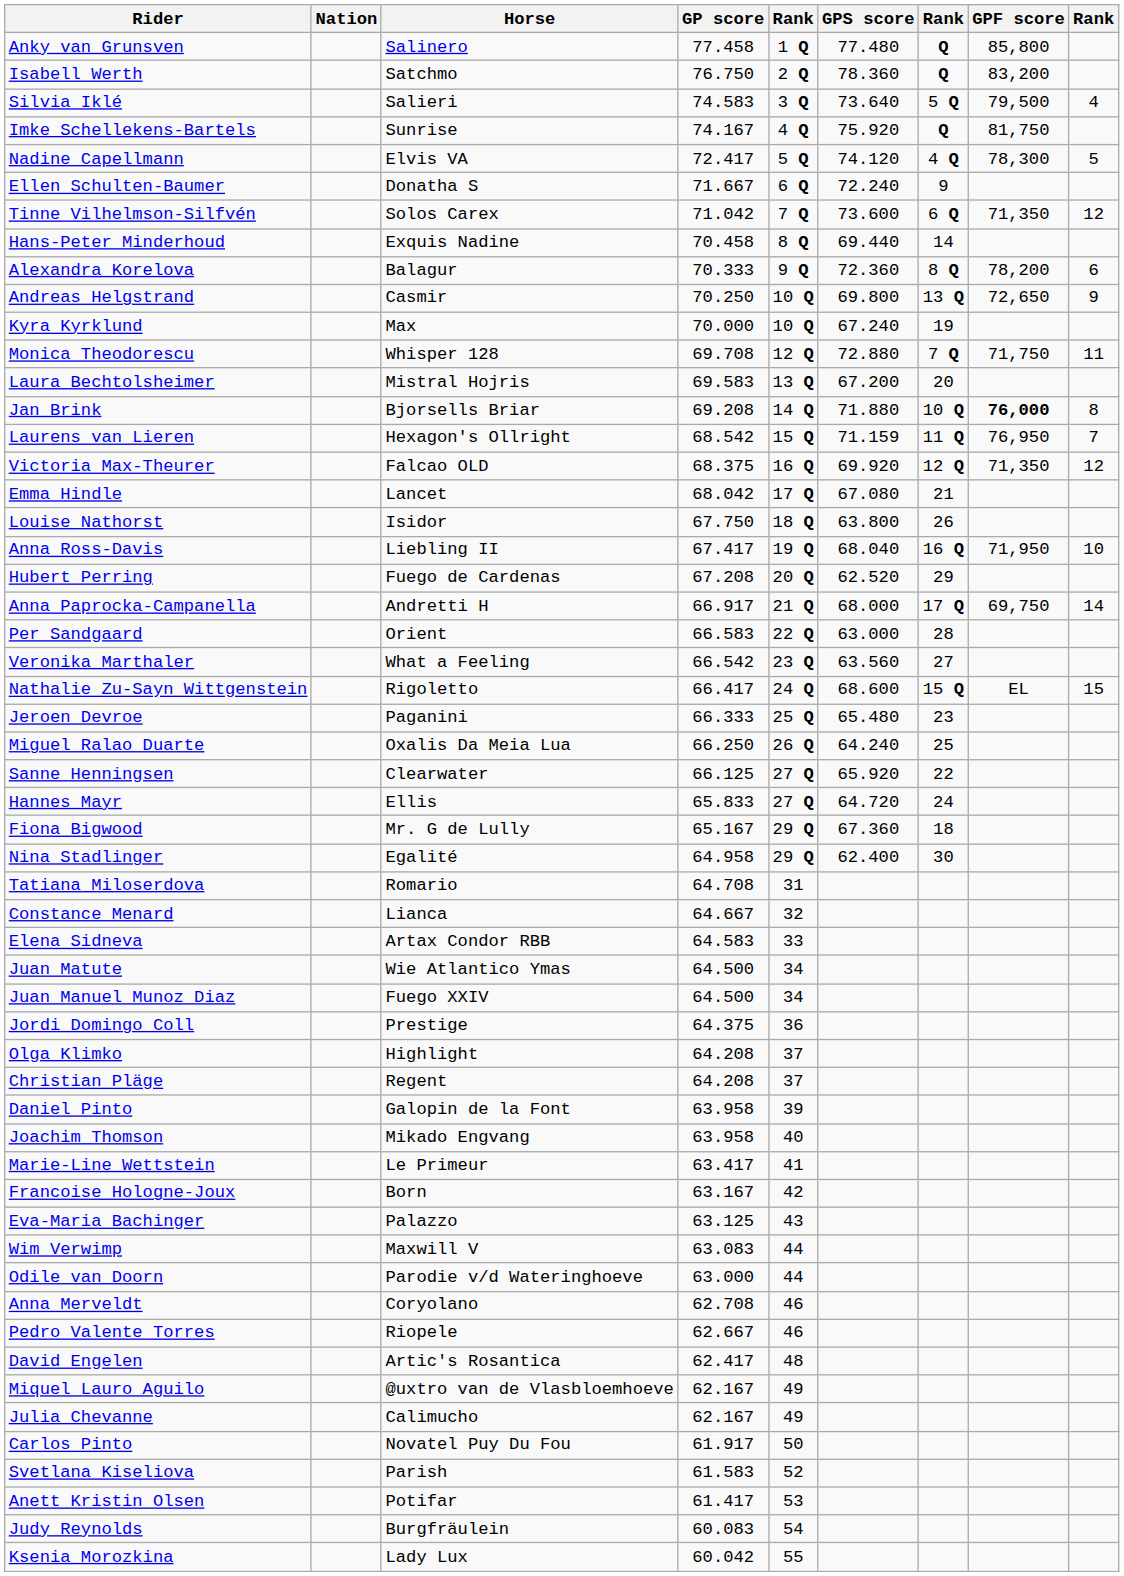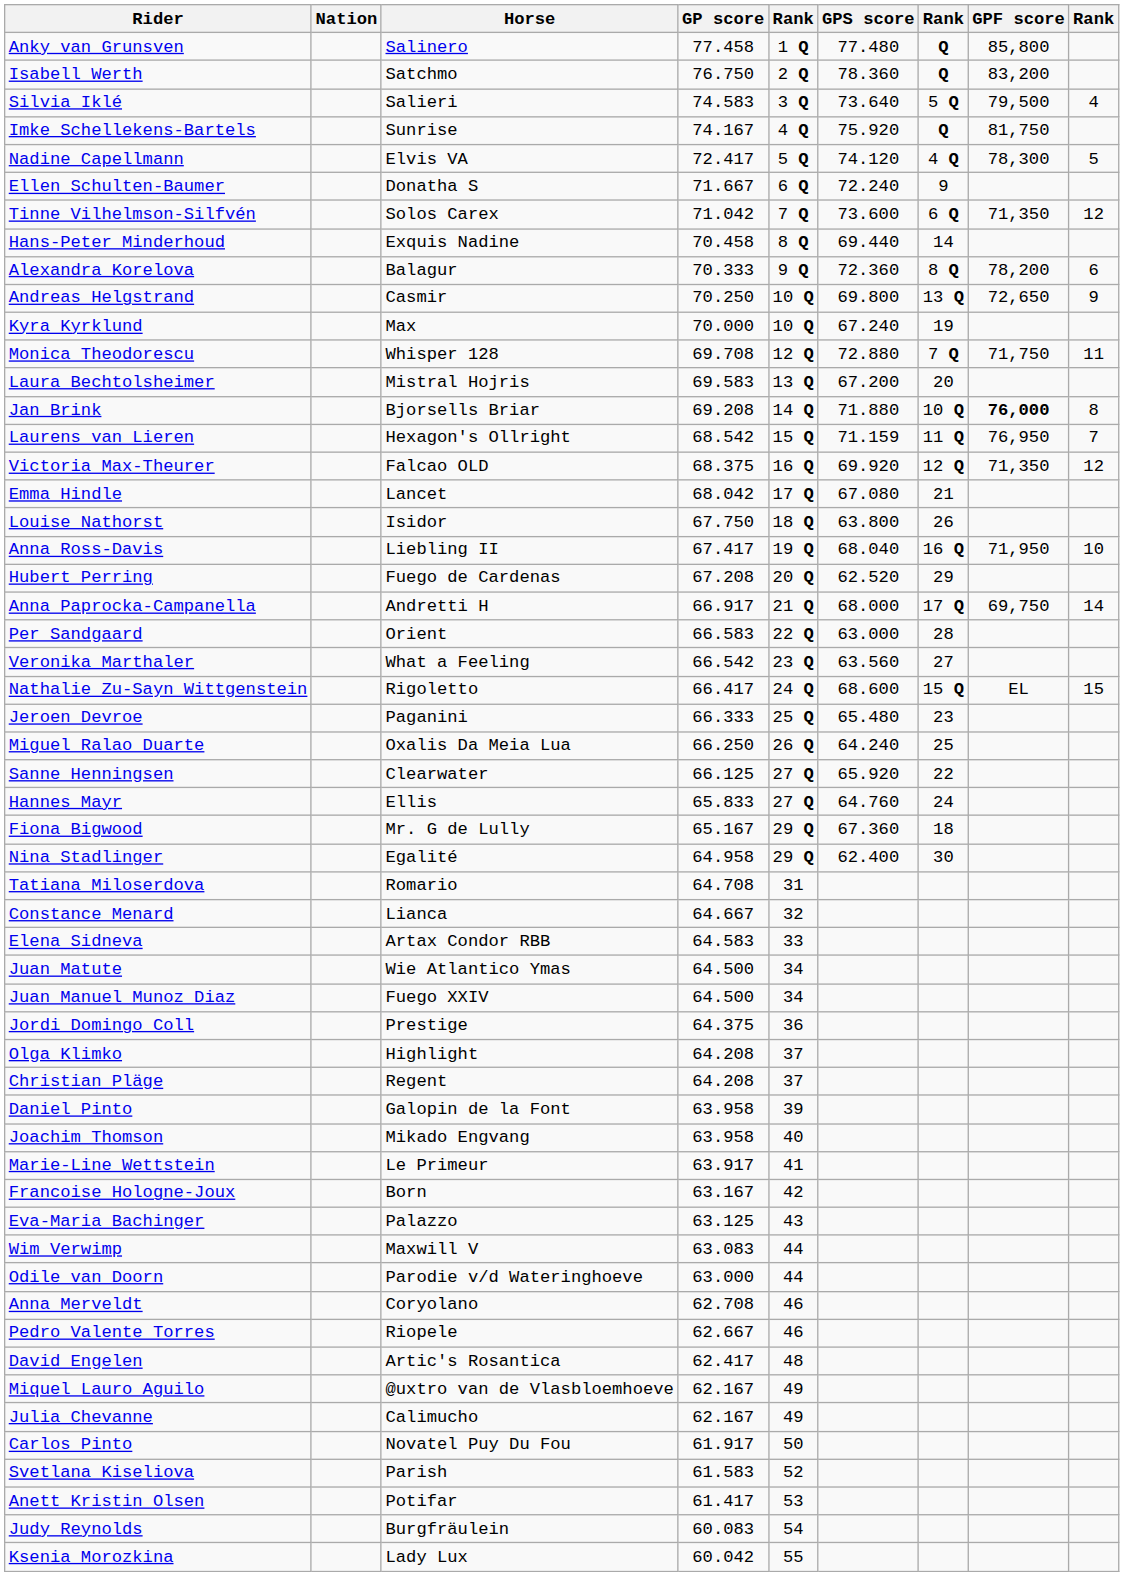(868, 802) 64.720 -> (868, 802) 64.760
(723, 1165) 63.417 -> (723, 1165) 63.917
